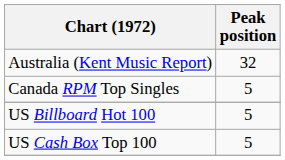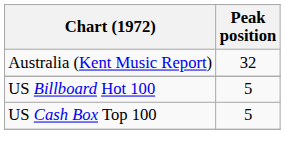- row: (94, 89)
